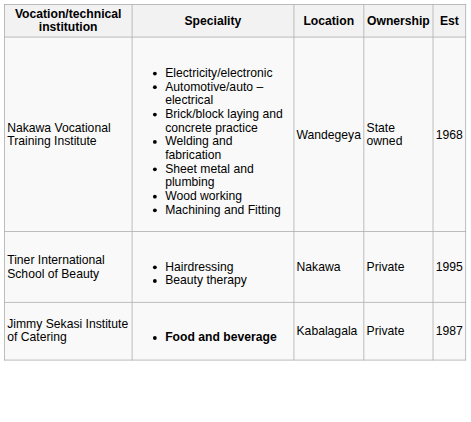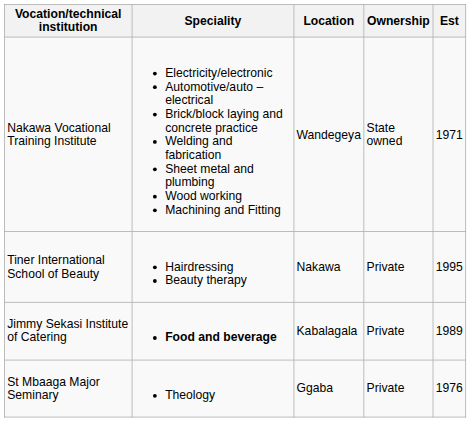(449, 134) 1968 -> (449, 134) 1971
(449, 331) 1987 -> (449, 331) 1989
+ row: (53, 388)
